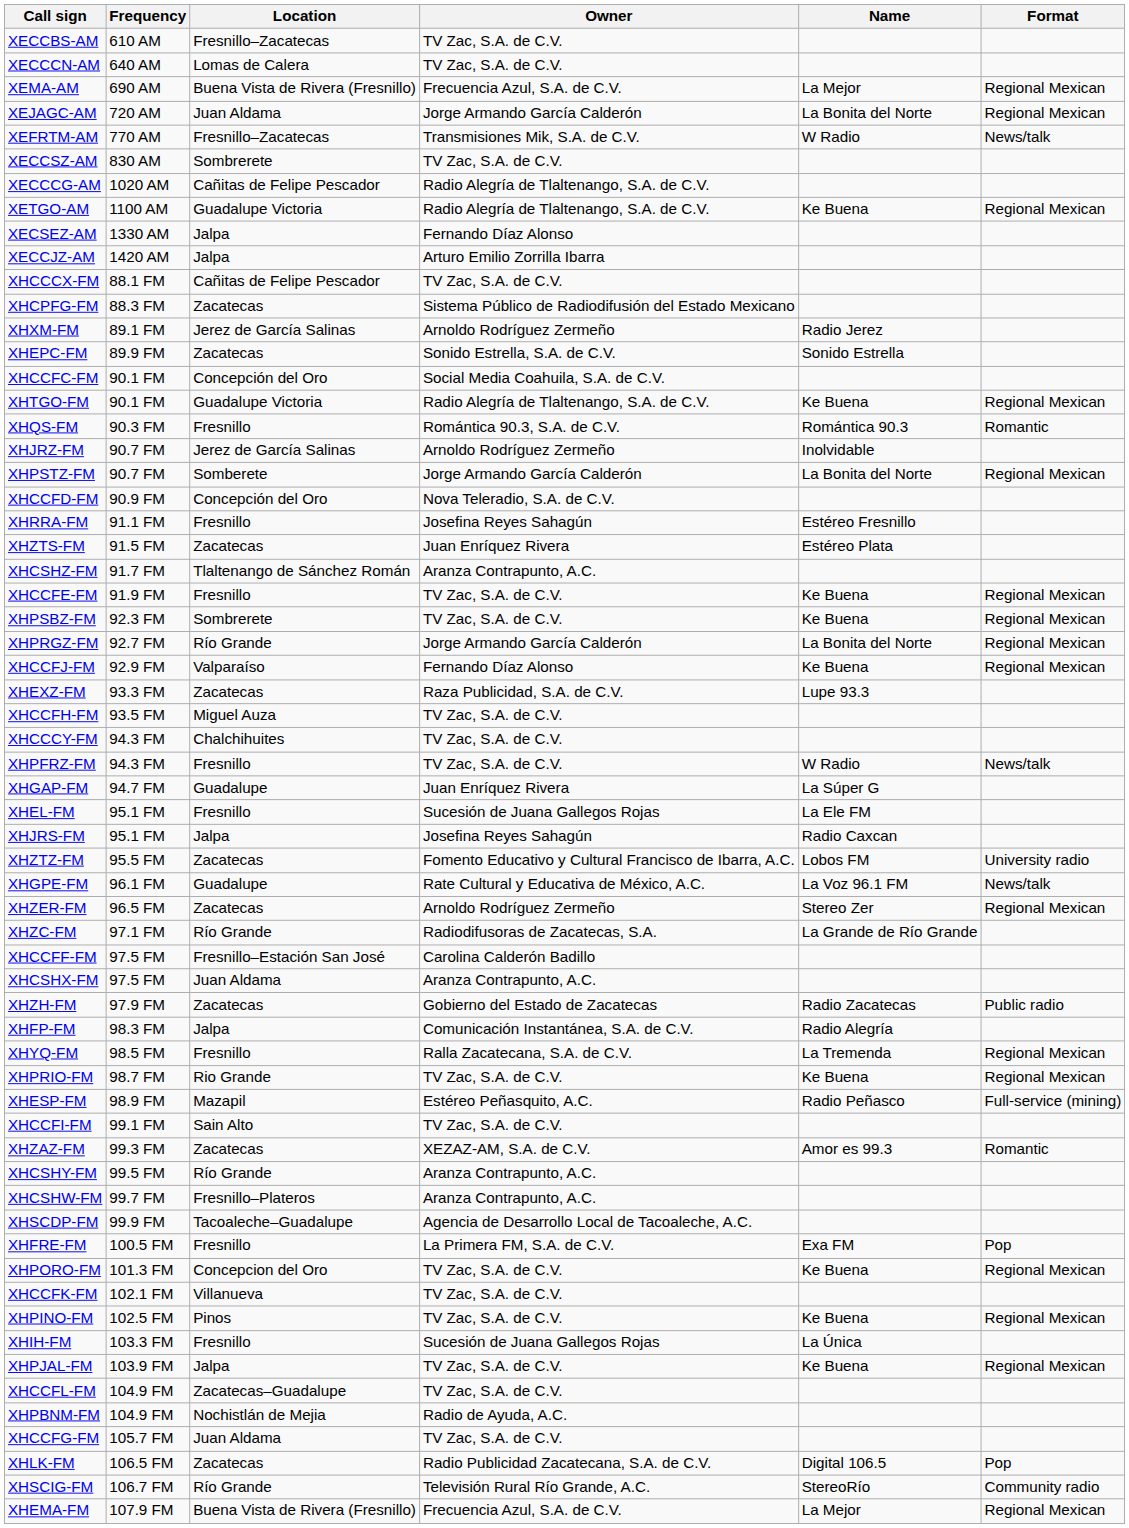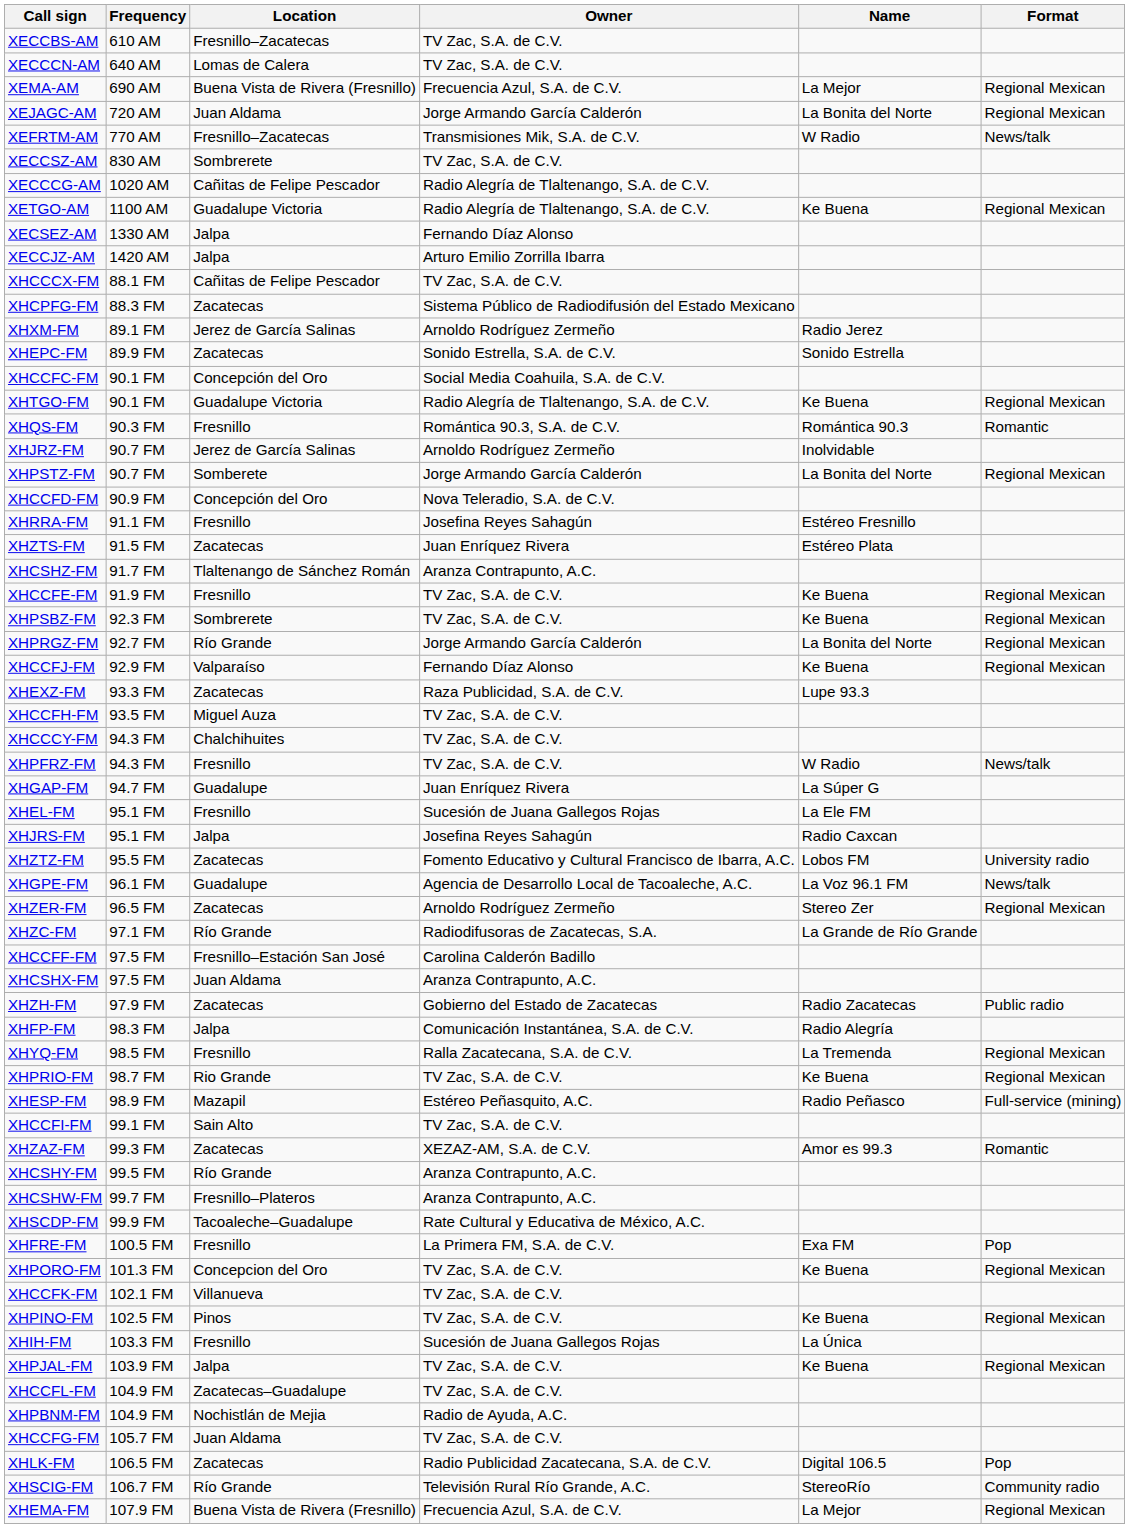(564, 884) Rate Cultural y Educativa de México, A.C. -> (588, 884) Agencia de Desarrollo Local de Tacoaleche, A.C.
(588, 1221) Agencia de Desarrollo Local de Tacoaleche, A.C. -> (564, 1221) Rate Cultural y Educativa de México, A.C.
